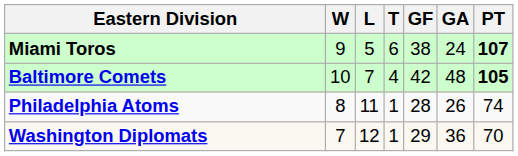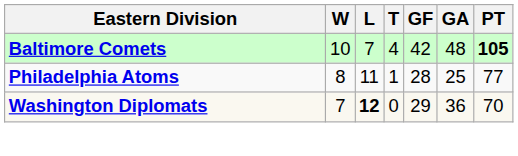- row: (62, 48)
(456, 106) 26 -> (456, 77) 25
(493, 106) 74 -> (493, 77) 77
(369, 135) normal -> (369, 106) bold
(394, 135) 1 -> (394, 106) 0
